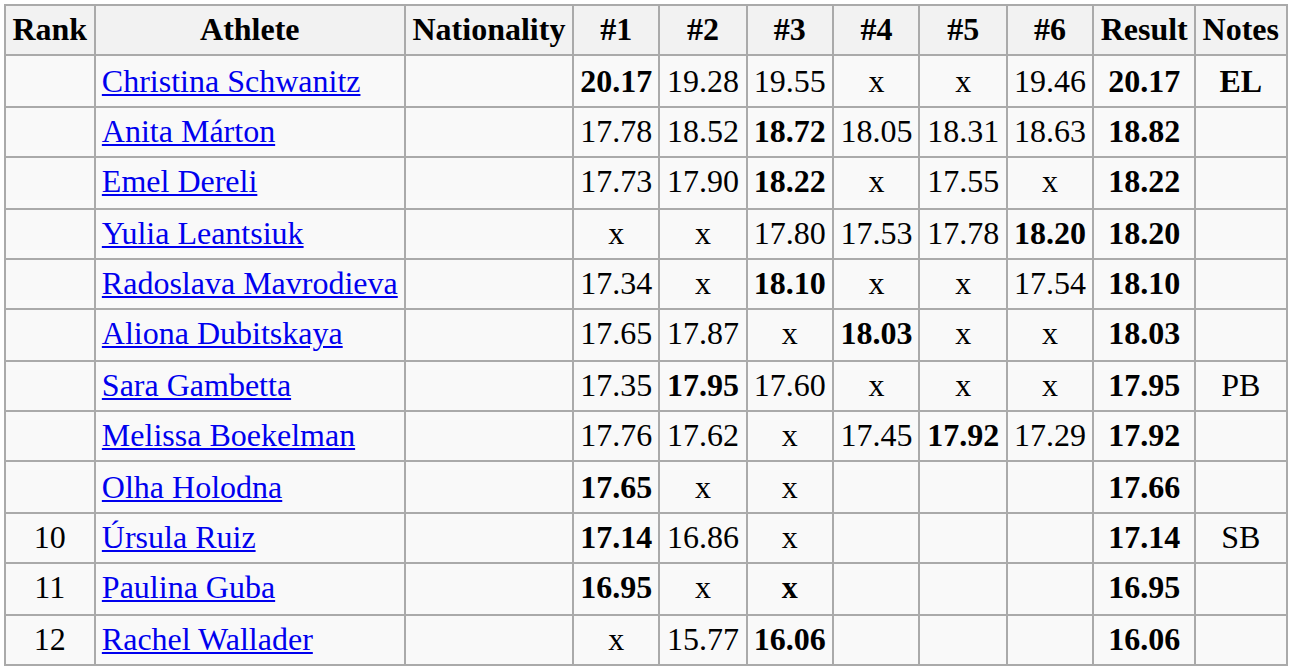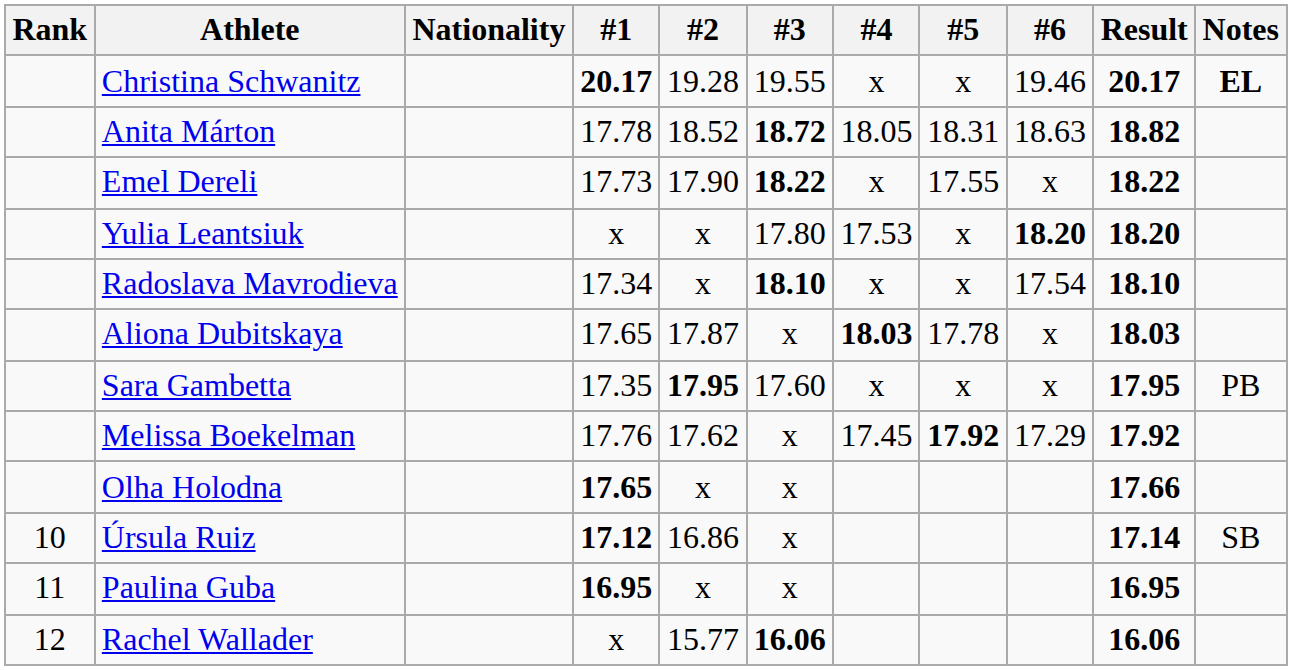(963, 232) 17.78 -> (963, 232) x
(963, 334) x -> (963, 334) 17.78
(616, 537) 17.14 -> (616, 537) 17.12
(790, 588) bold -> (790, 588) normal
